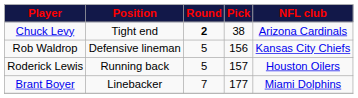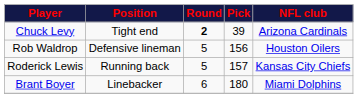(239, 31) 38 -> (239, 31) 39
(303, 48) Kansas City Chiefs -> (303, 48) Houston Oilers
(303, 66) Houston Oilers -> (303, 66) Kansas City Chiefs
(204, 84) 7 -> (204, 84) 6
(239, 84) 177 -> (239, 84) 180
